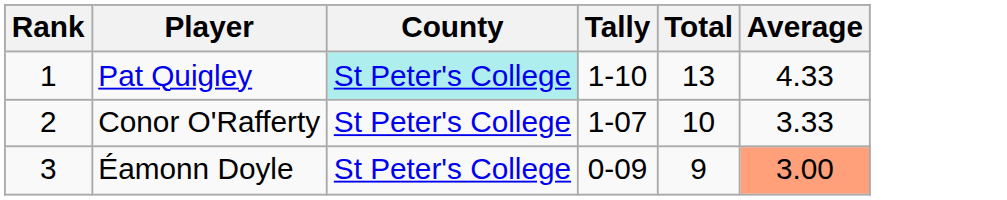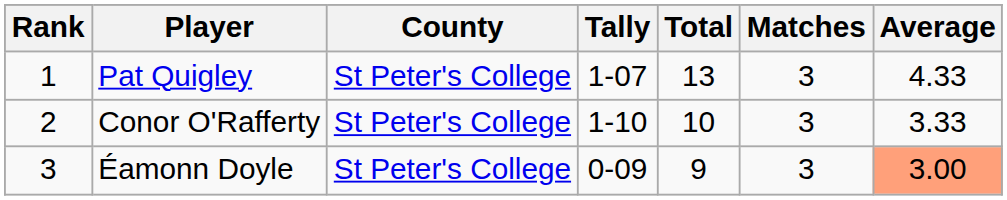+ column: (806, 28)
(452, 75) paleturquoise background -> (452, 75) no background
(618, 75) 1-10 -> (618, 75) 1-07
(618, 122) 1-07 -> (618, 122) 1-10
